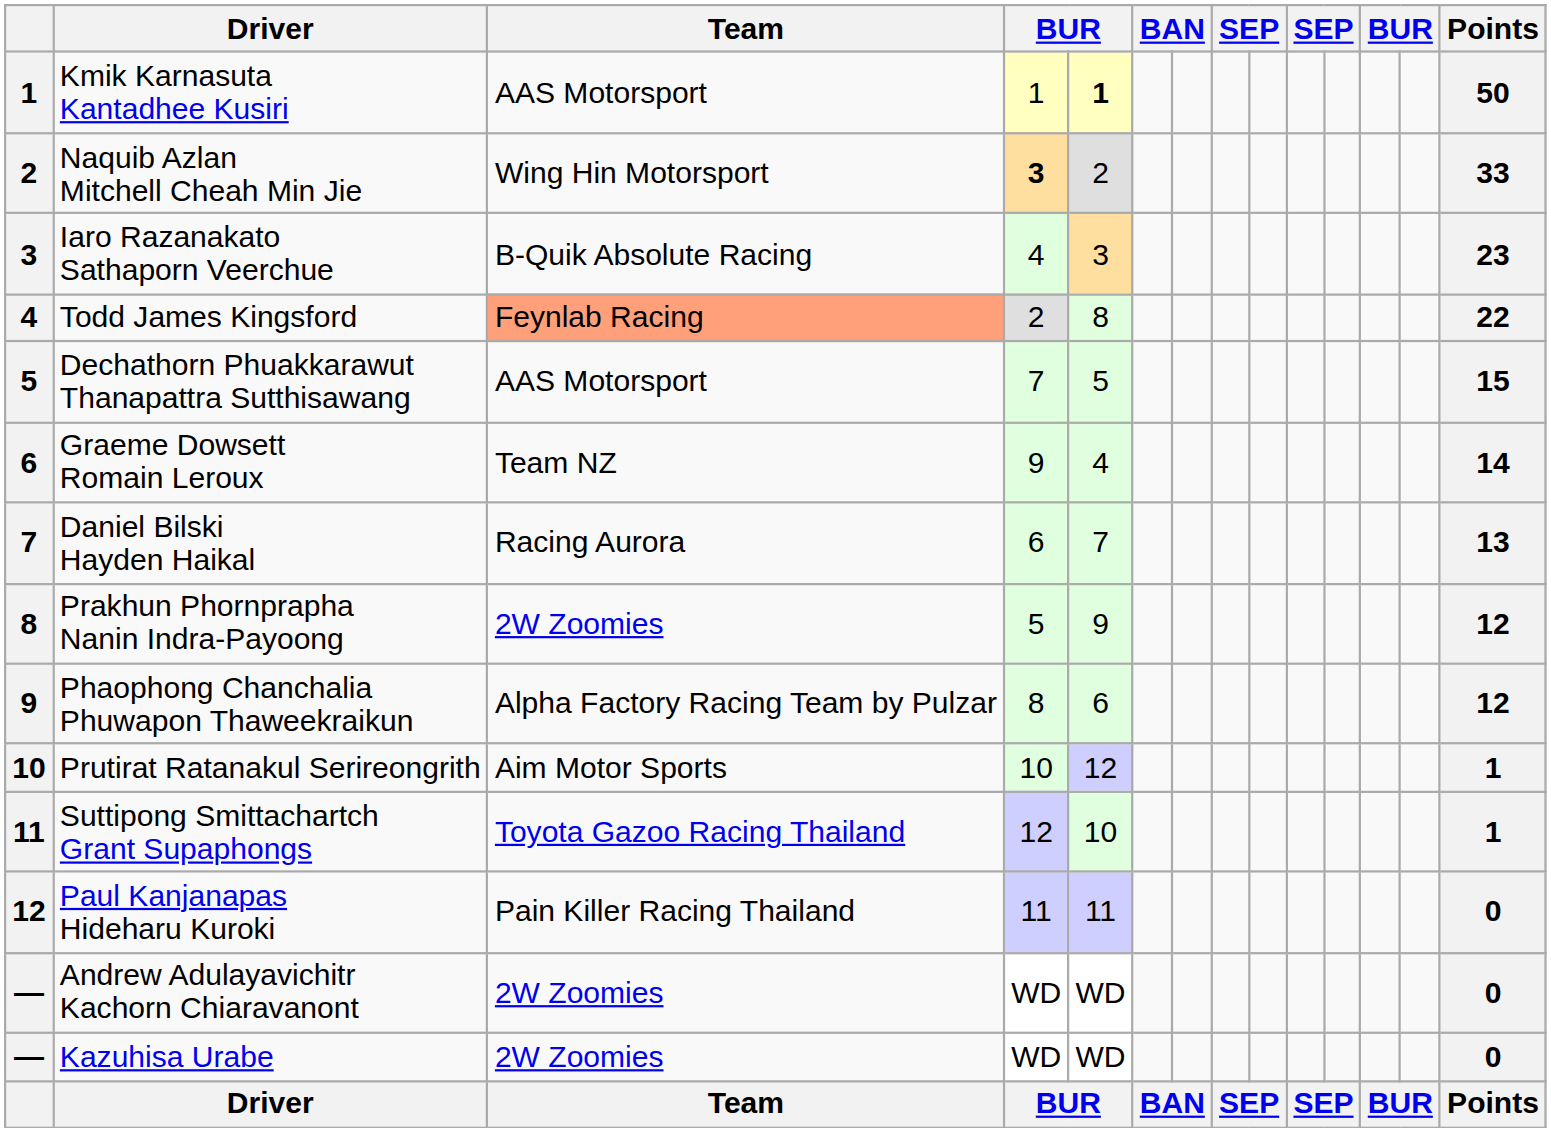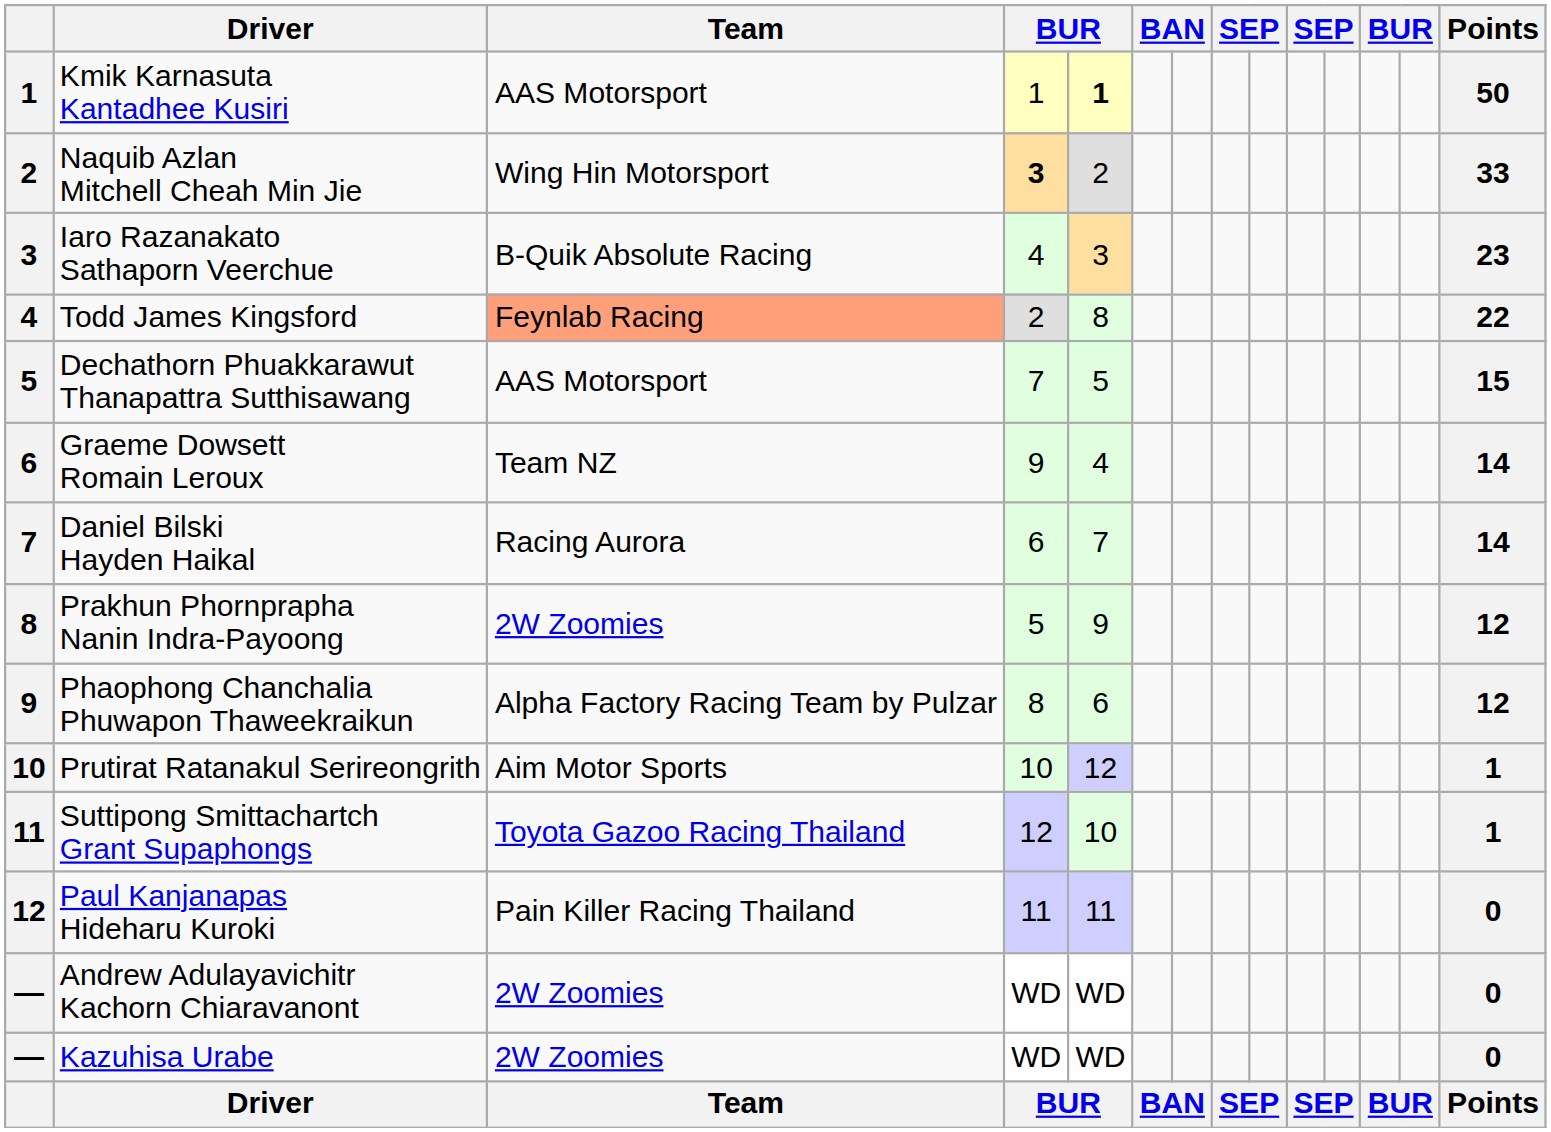(1493, 542) 13 -> (1493, 542) 14
